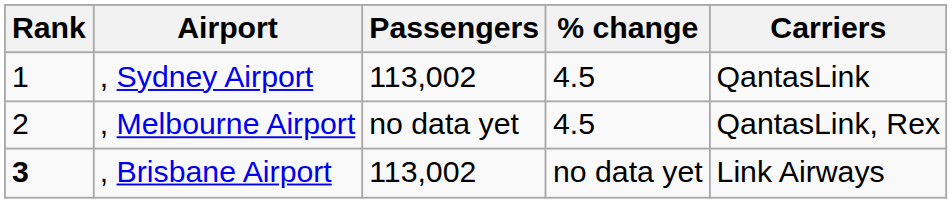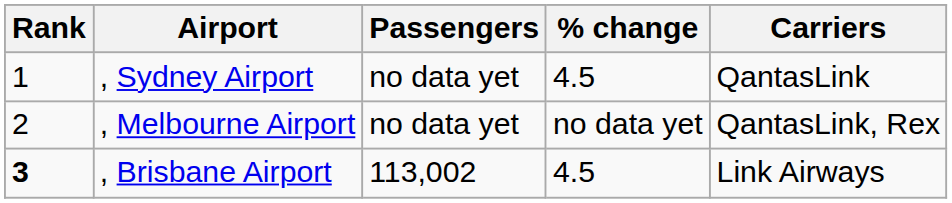(423, 76) 113,002 -> (444, 76) no data yet
(574, 124) 4.5 -> (628, 124) no data yet
(628, 172) no data yet -> (574, 172) 4.5
